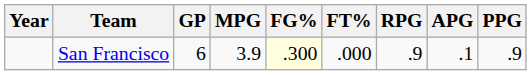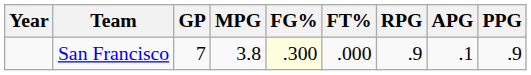(201, 53) 6 -> (201, 53) 7
(249, 53) 3.9 -> (249, 53) 3.8
